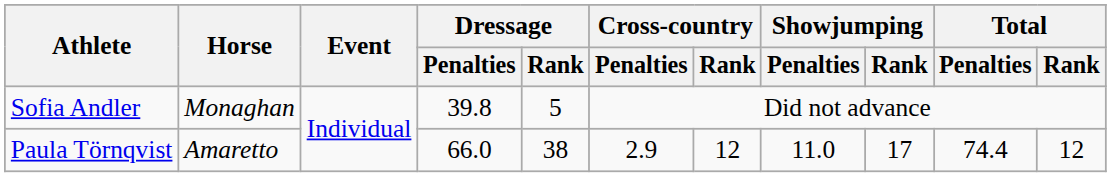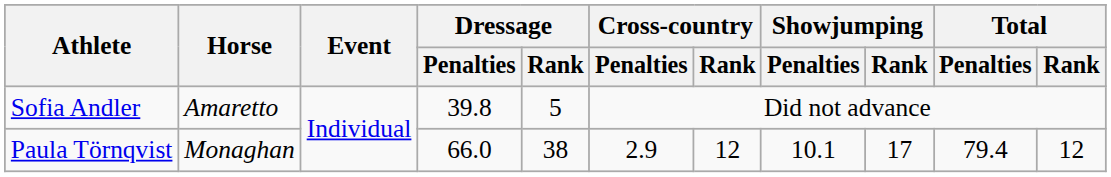(240, 107) Monaghan -> (231, 107) Amaretto
(231, 149) Amaretto -> (240, 149) Monaghan
(813, 149) 11.0 -> (813, 149) 10.1
(985, 149) 74.4 -> (985, 149) 79.4
